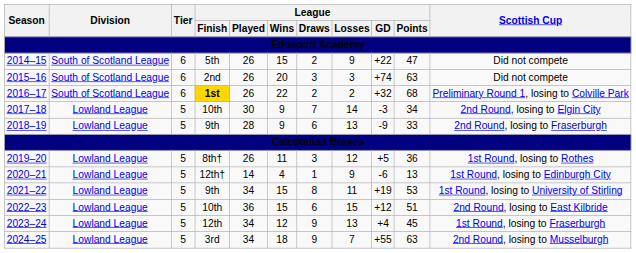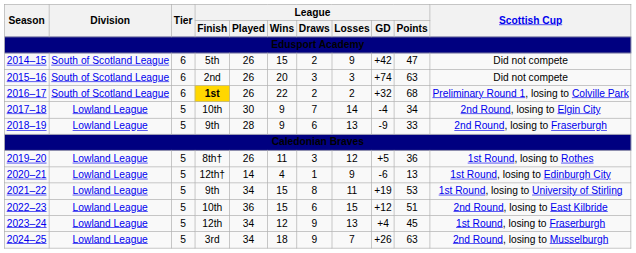(383, 61) +22 -> (383, 61) +42
(383, 110) -3 -> (383, 110) -4
(383, 239) +55 -> (383, 239) +26
